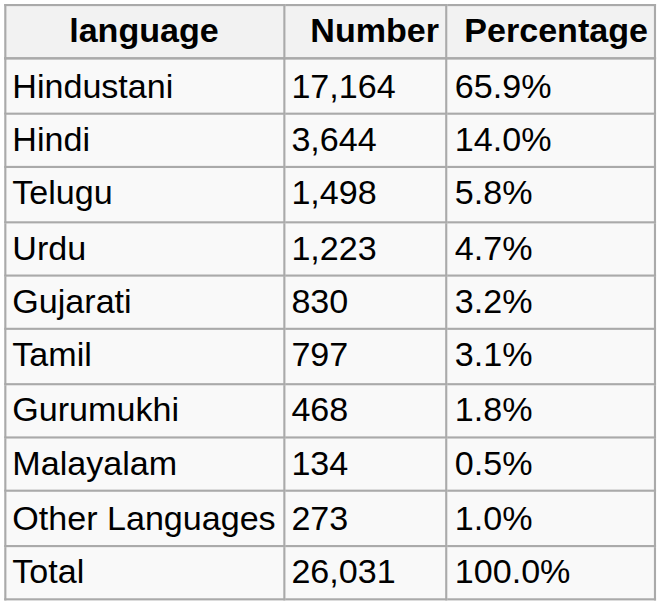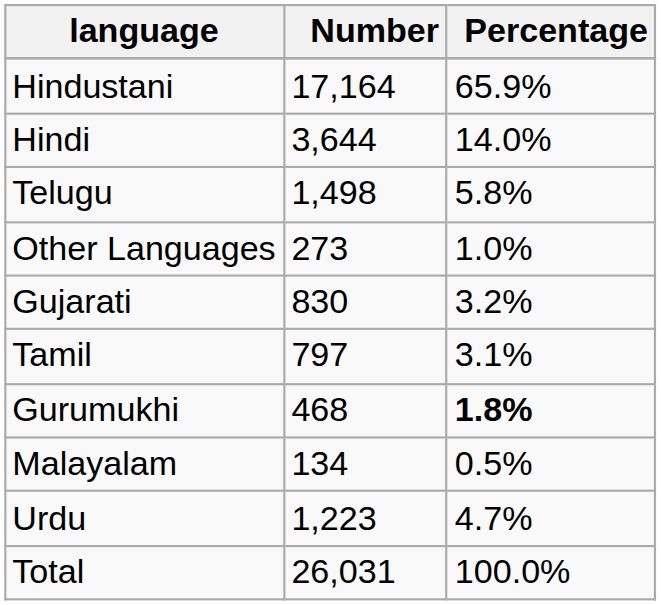rows swapped: (49, 247) <-> (144, 517)
(494, 409) normal -> (494, 409) bold
